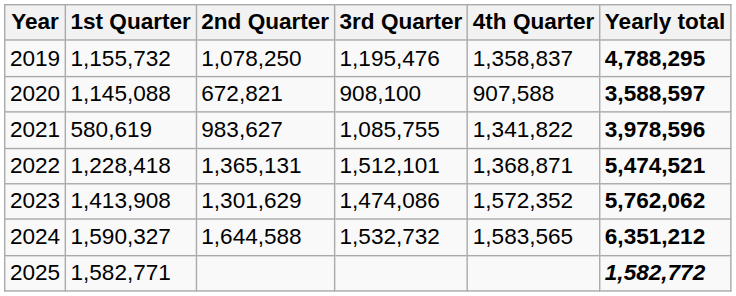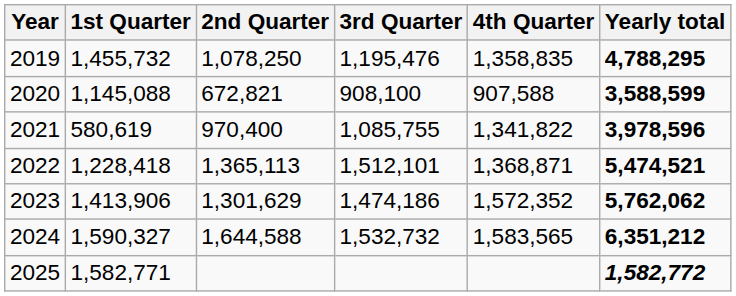(121, 58) 1,155,732 -> (121, 58) 1,455,732
(523, 58) 1,358,837 -> (523, 58) 1,358,835
(655, 93) 3,588,597 -> (655, 93) 3,588,599
(242, 129) 983,627 -> (242, 129) 970,400
(251, 165) 1,365,131 -> (251, 165) 1,365,113
(121, 201) 1,413,908 -> (121, 201) 1,413,906
(390, 201) 1,474,086 -> (390, 201) 1,474,186
